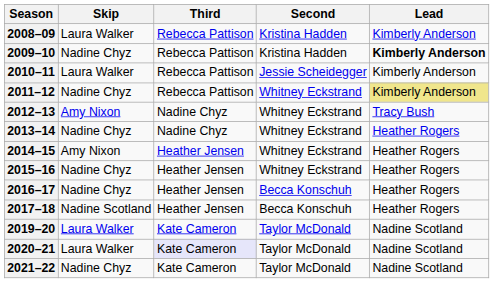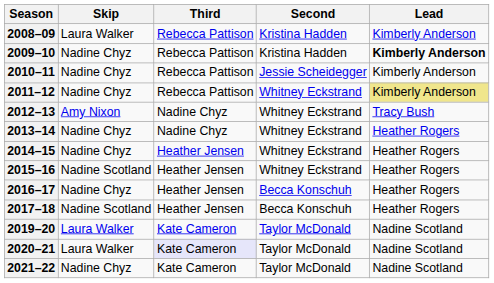(97, 72) Laura Walker -> (96, 72) Nadine Chyz
(91, 151) Amy Nixon -> (96, 151) Nadine Chyz
(96, 170) Nadine Chyz -> (106, 170) Nadine Scotland
